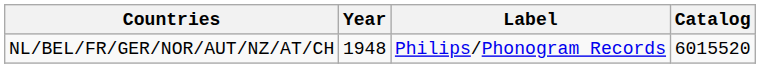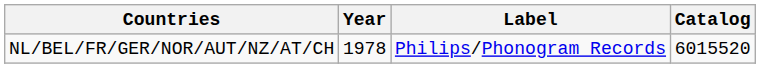(365, 49) 1948 -> (365, 49) 1978
